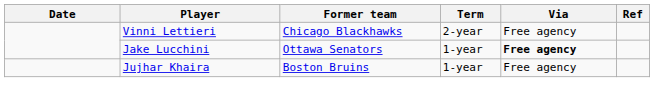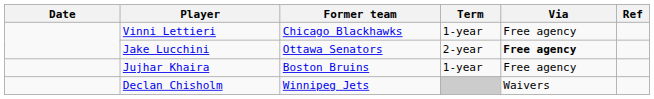(463, 31) 2-year -> (463, 31) 1-year
(463, 49) 1-year -> (463, 49) 2-year
+ row: (173, 85)
